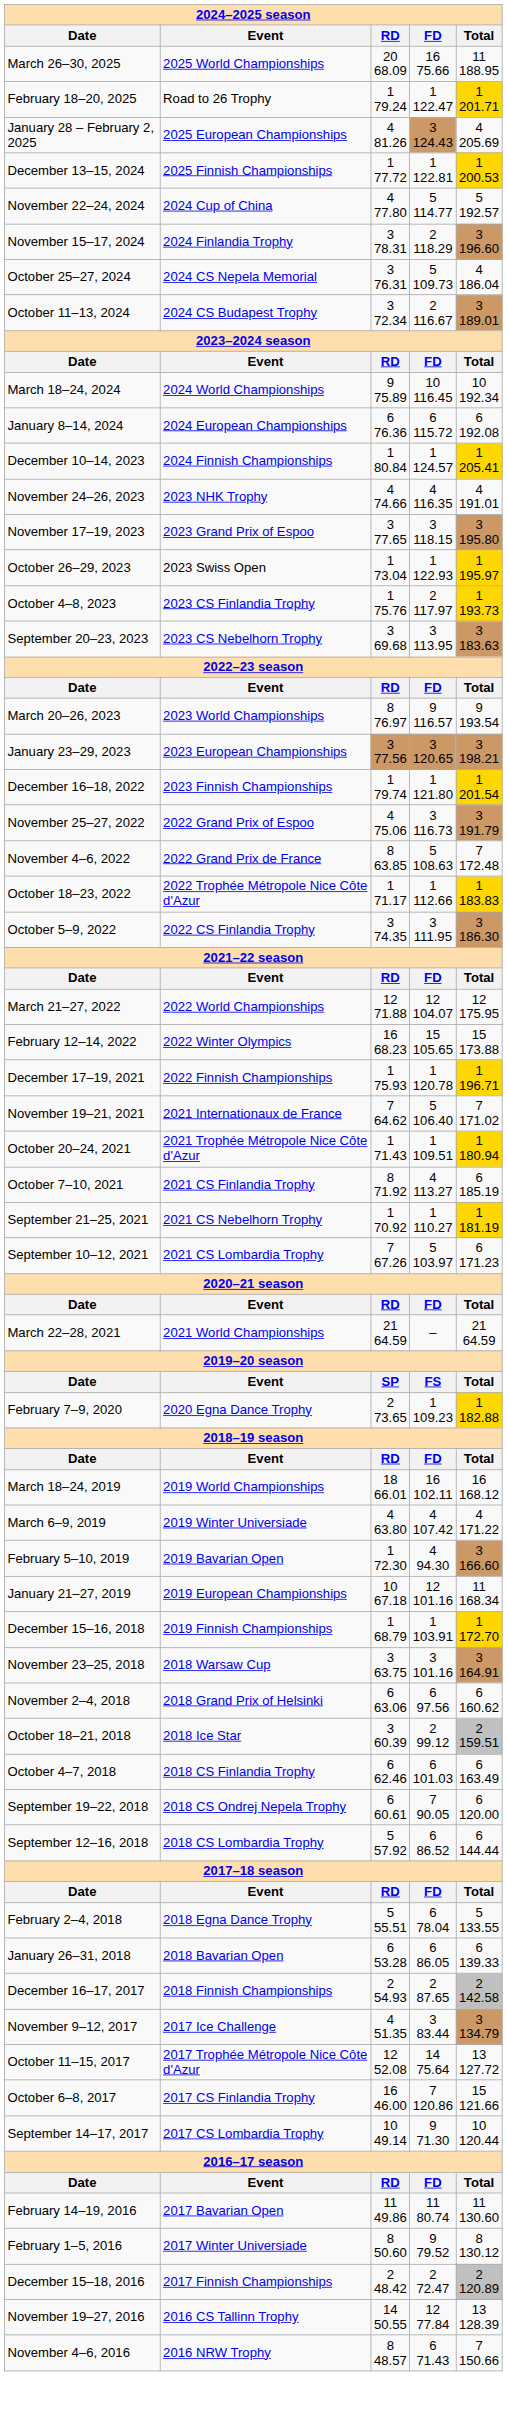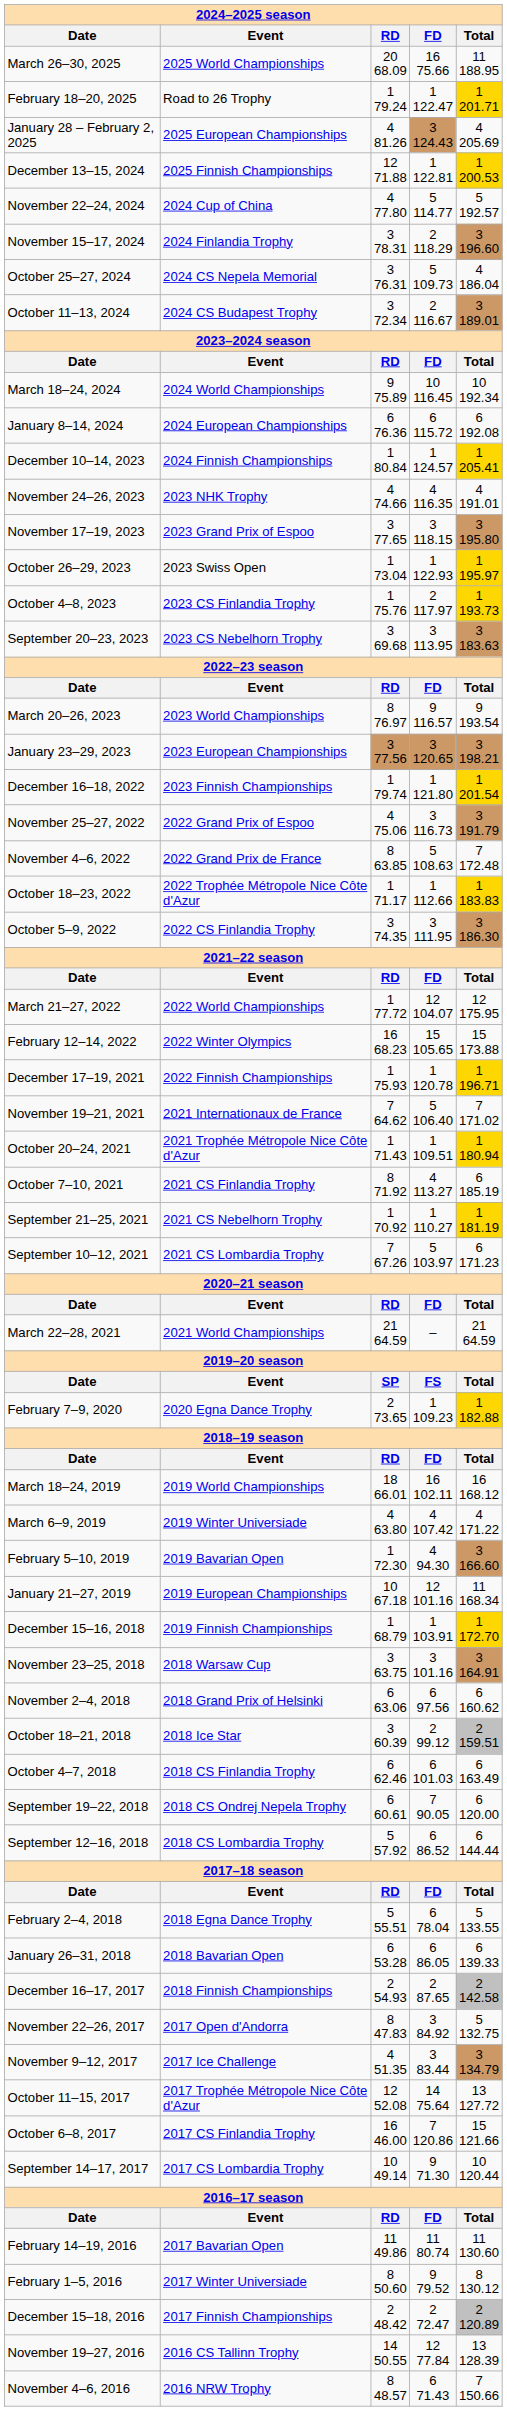(390, 170) 1 77.72 -> (390, 170) 12 71.88
(390, 1006) 12 71.88 -> (390, 1006) 1 77.72
+ row: (76, 2026)
